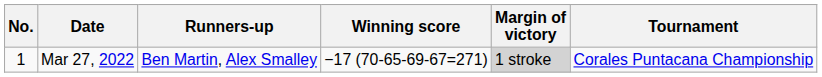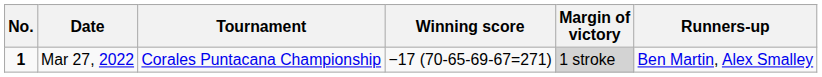columns swapped: (693, 26) <-> (229, 26)
(21, 60) normal -> (21, 60) bold
